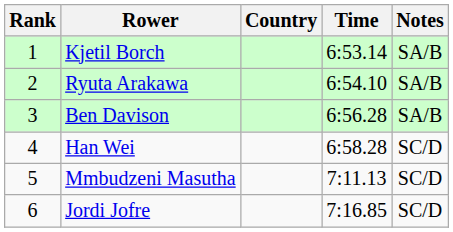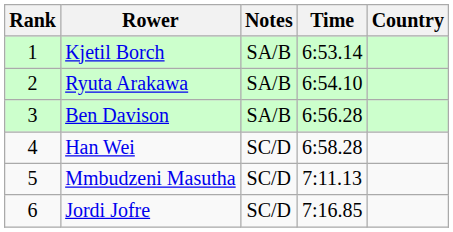columns swapped: (281, 20) <-> (420, 20)
